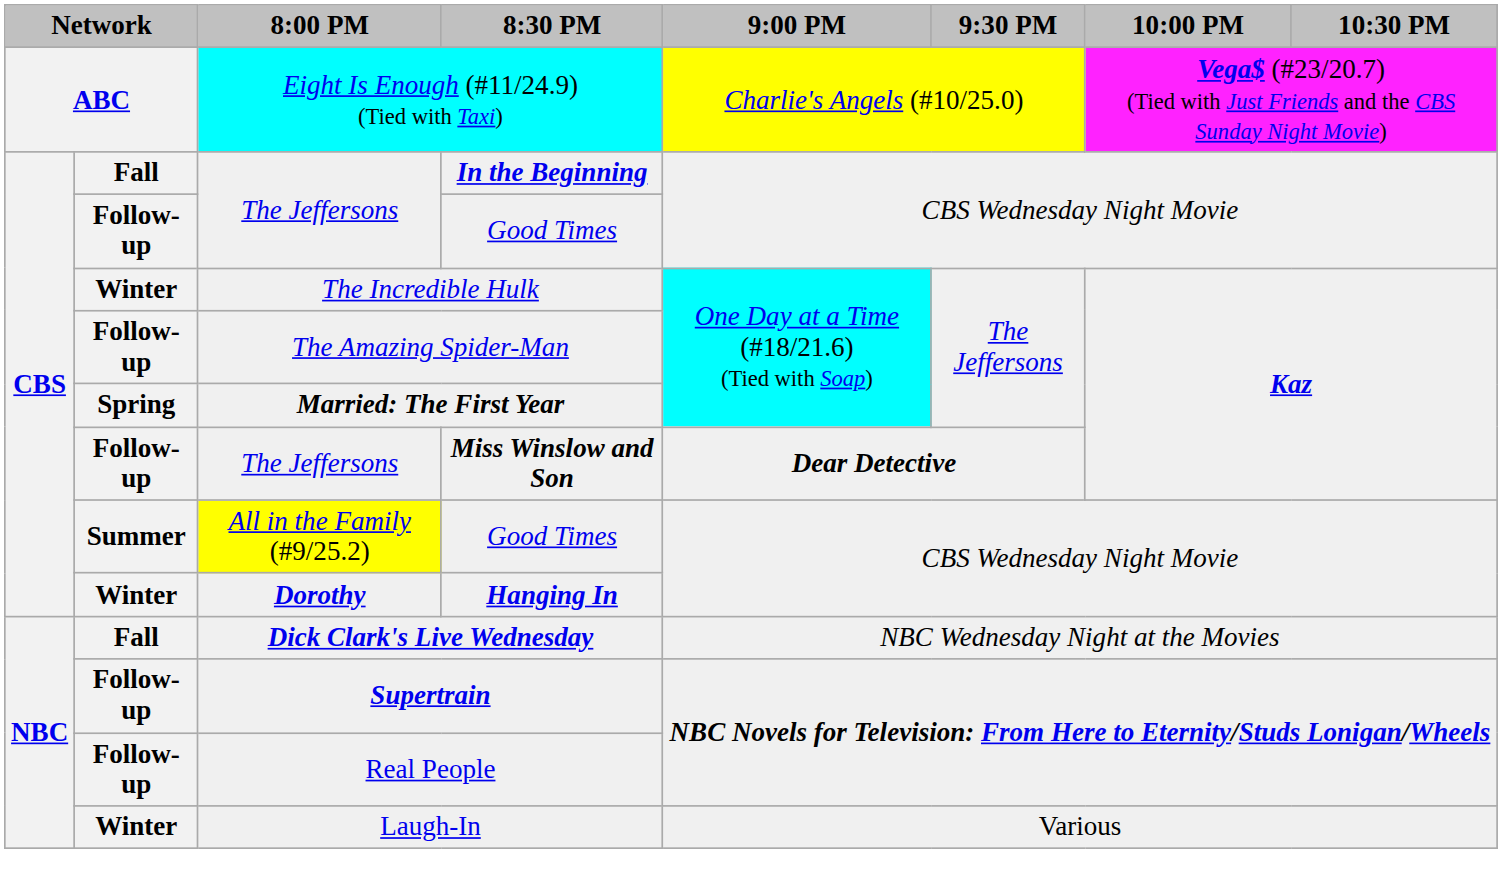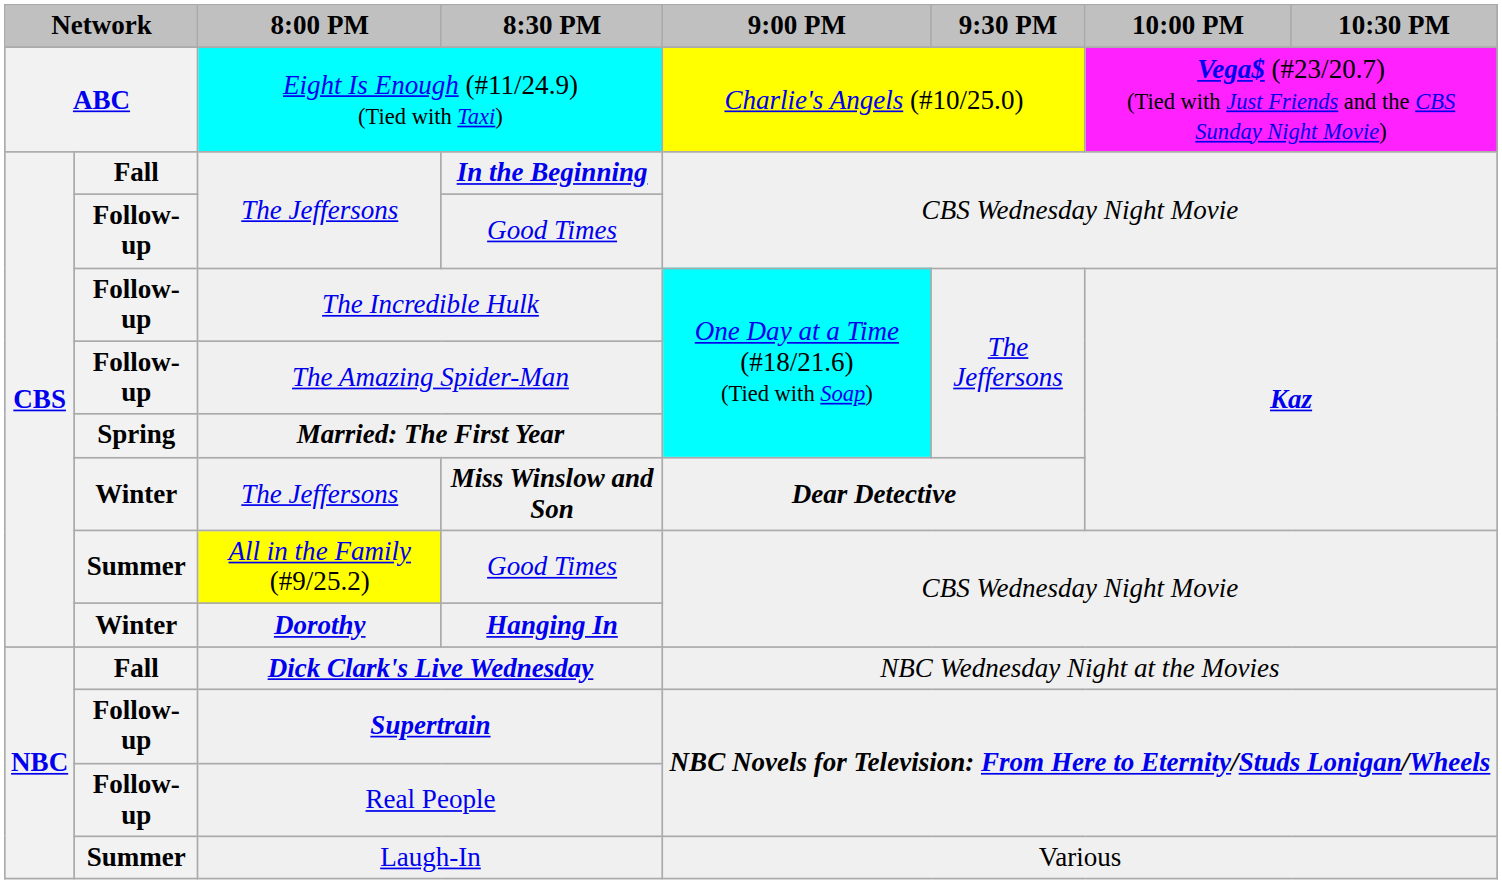(136, 288) Winter -> (136, 303) Follow-up
(136, 463) Follow-up -> (136, 493) Winter
(136, 826) Winter -> (136, 857) Summer
